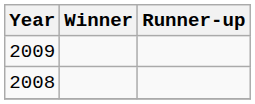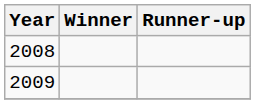rows swapped: (32, 83) <-> (32, 51)
